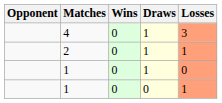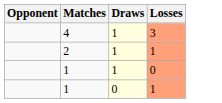- column: (124, 13)
